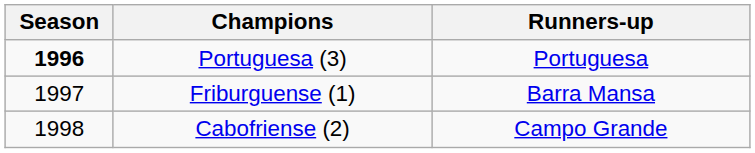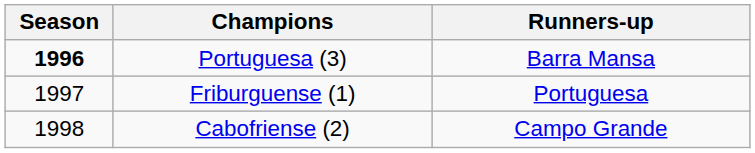(591, 57) Portuguesa -> (591, 57) Barra Mansa
(591, 93) Barra Mansa -> (591, 93) Portuguesa
